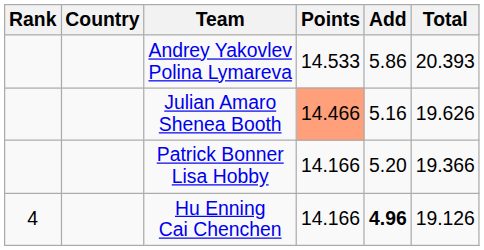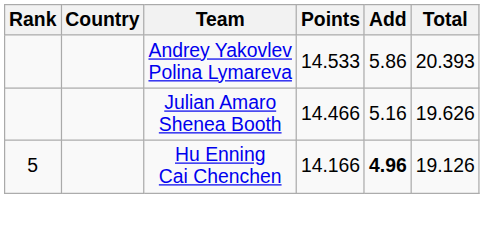(330, 113) lightsalmon background -> (330, 113) no background
- row: (220, 166)
(33, 218) 4 -> (33, 166) 5
